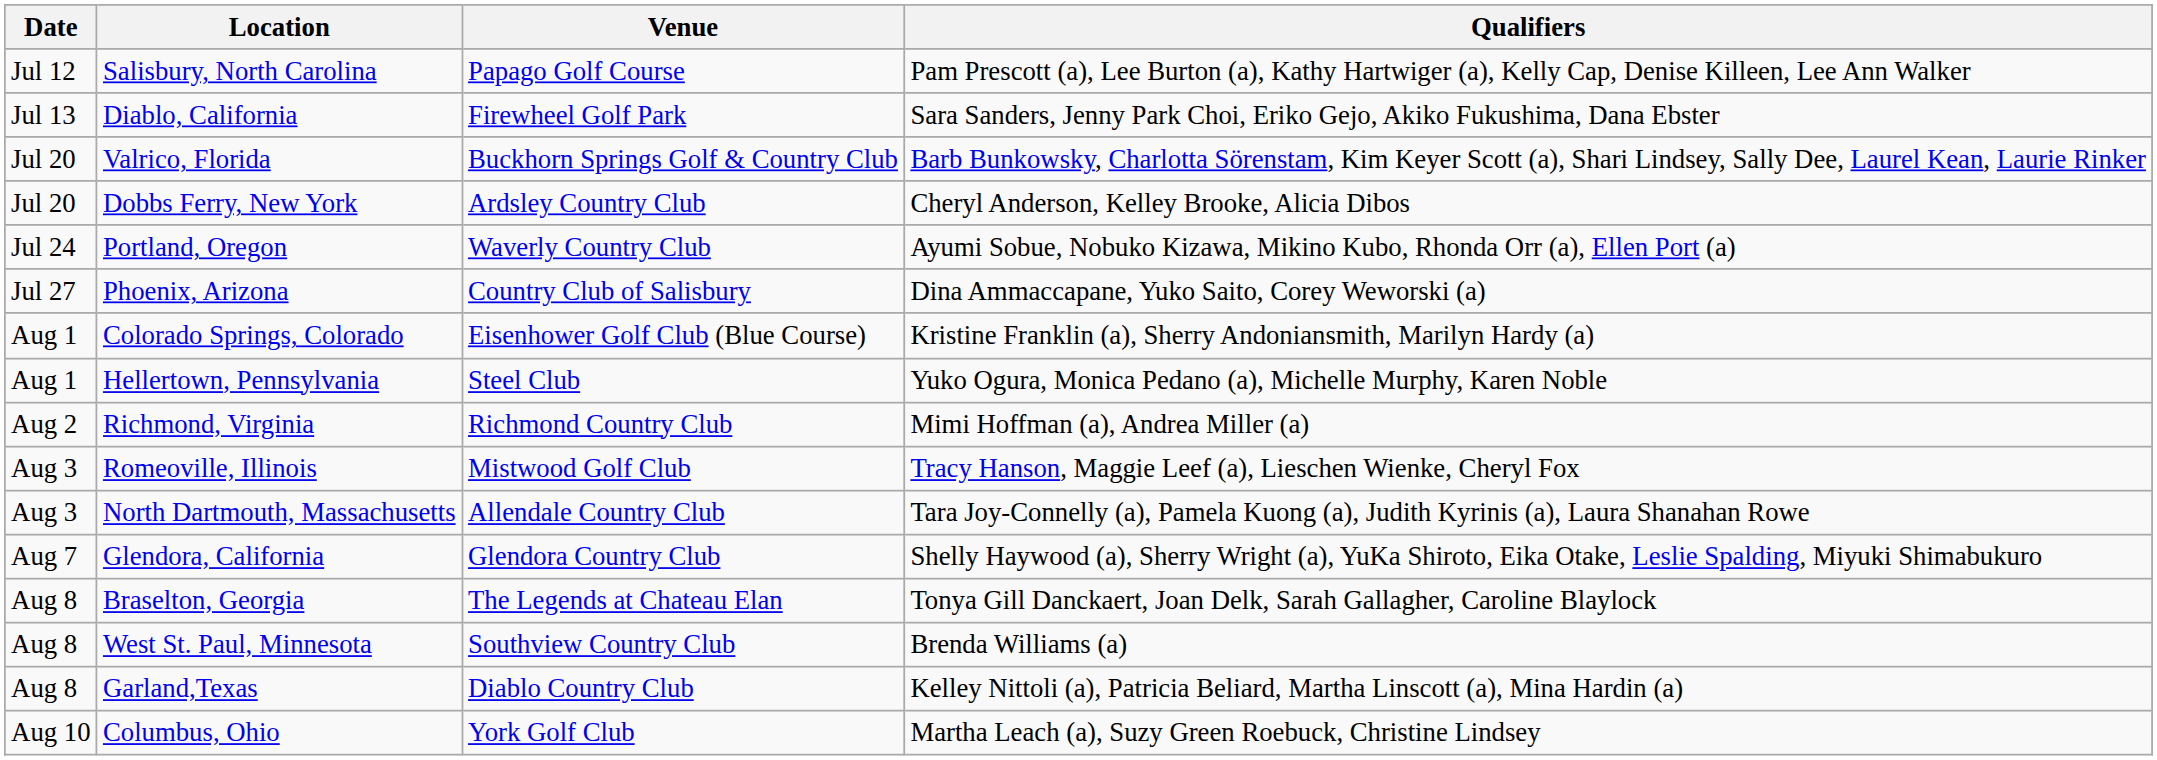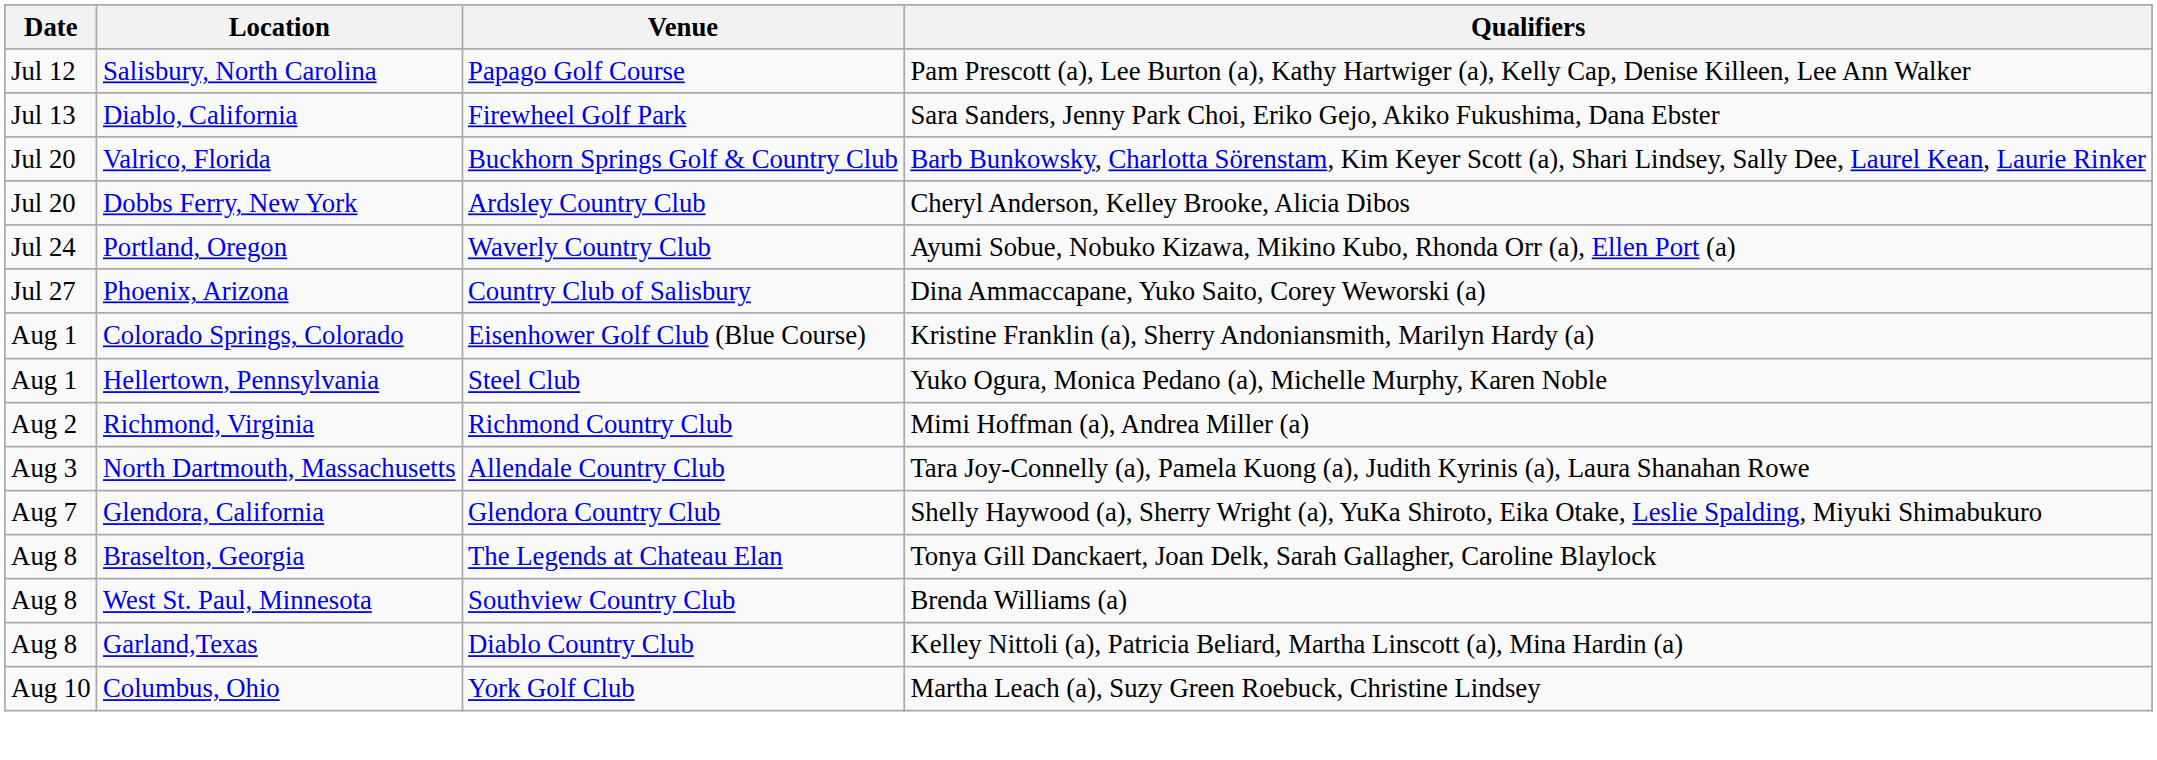- row: (210, 467)
